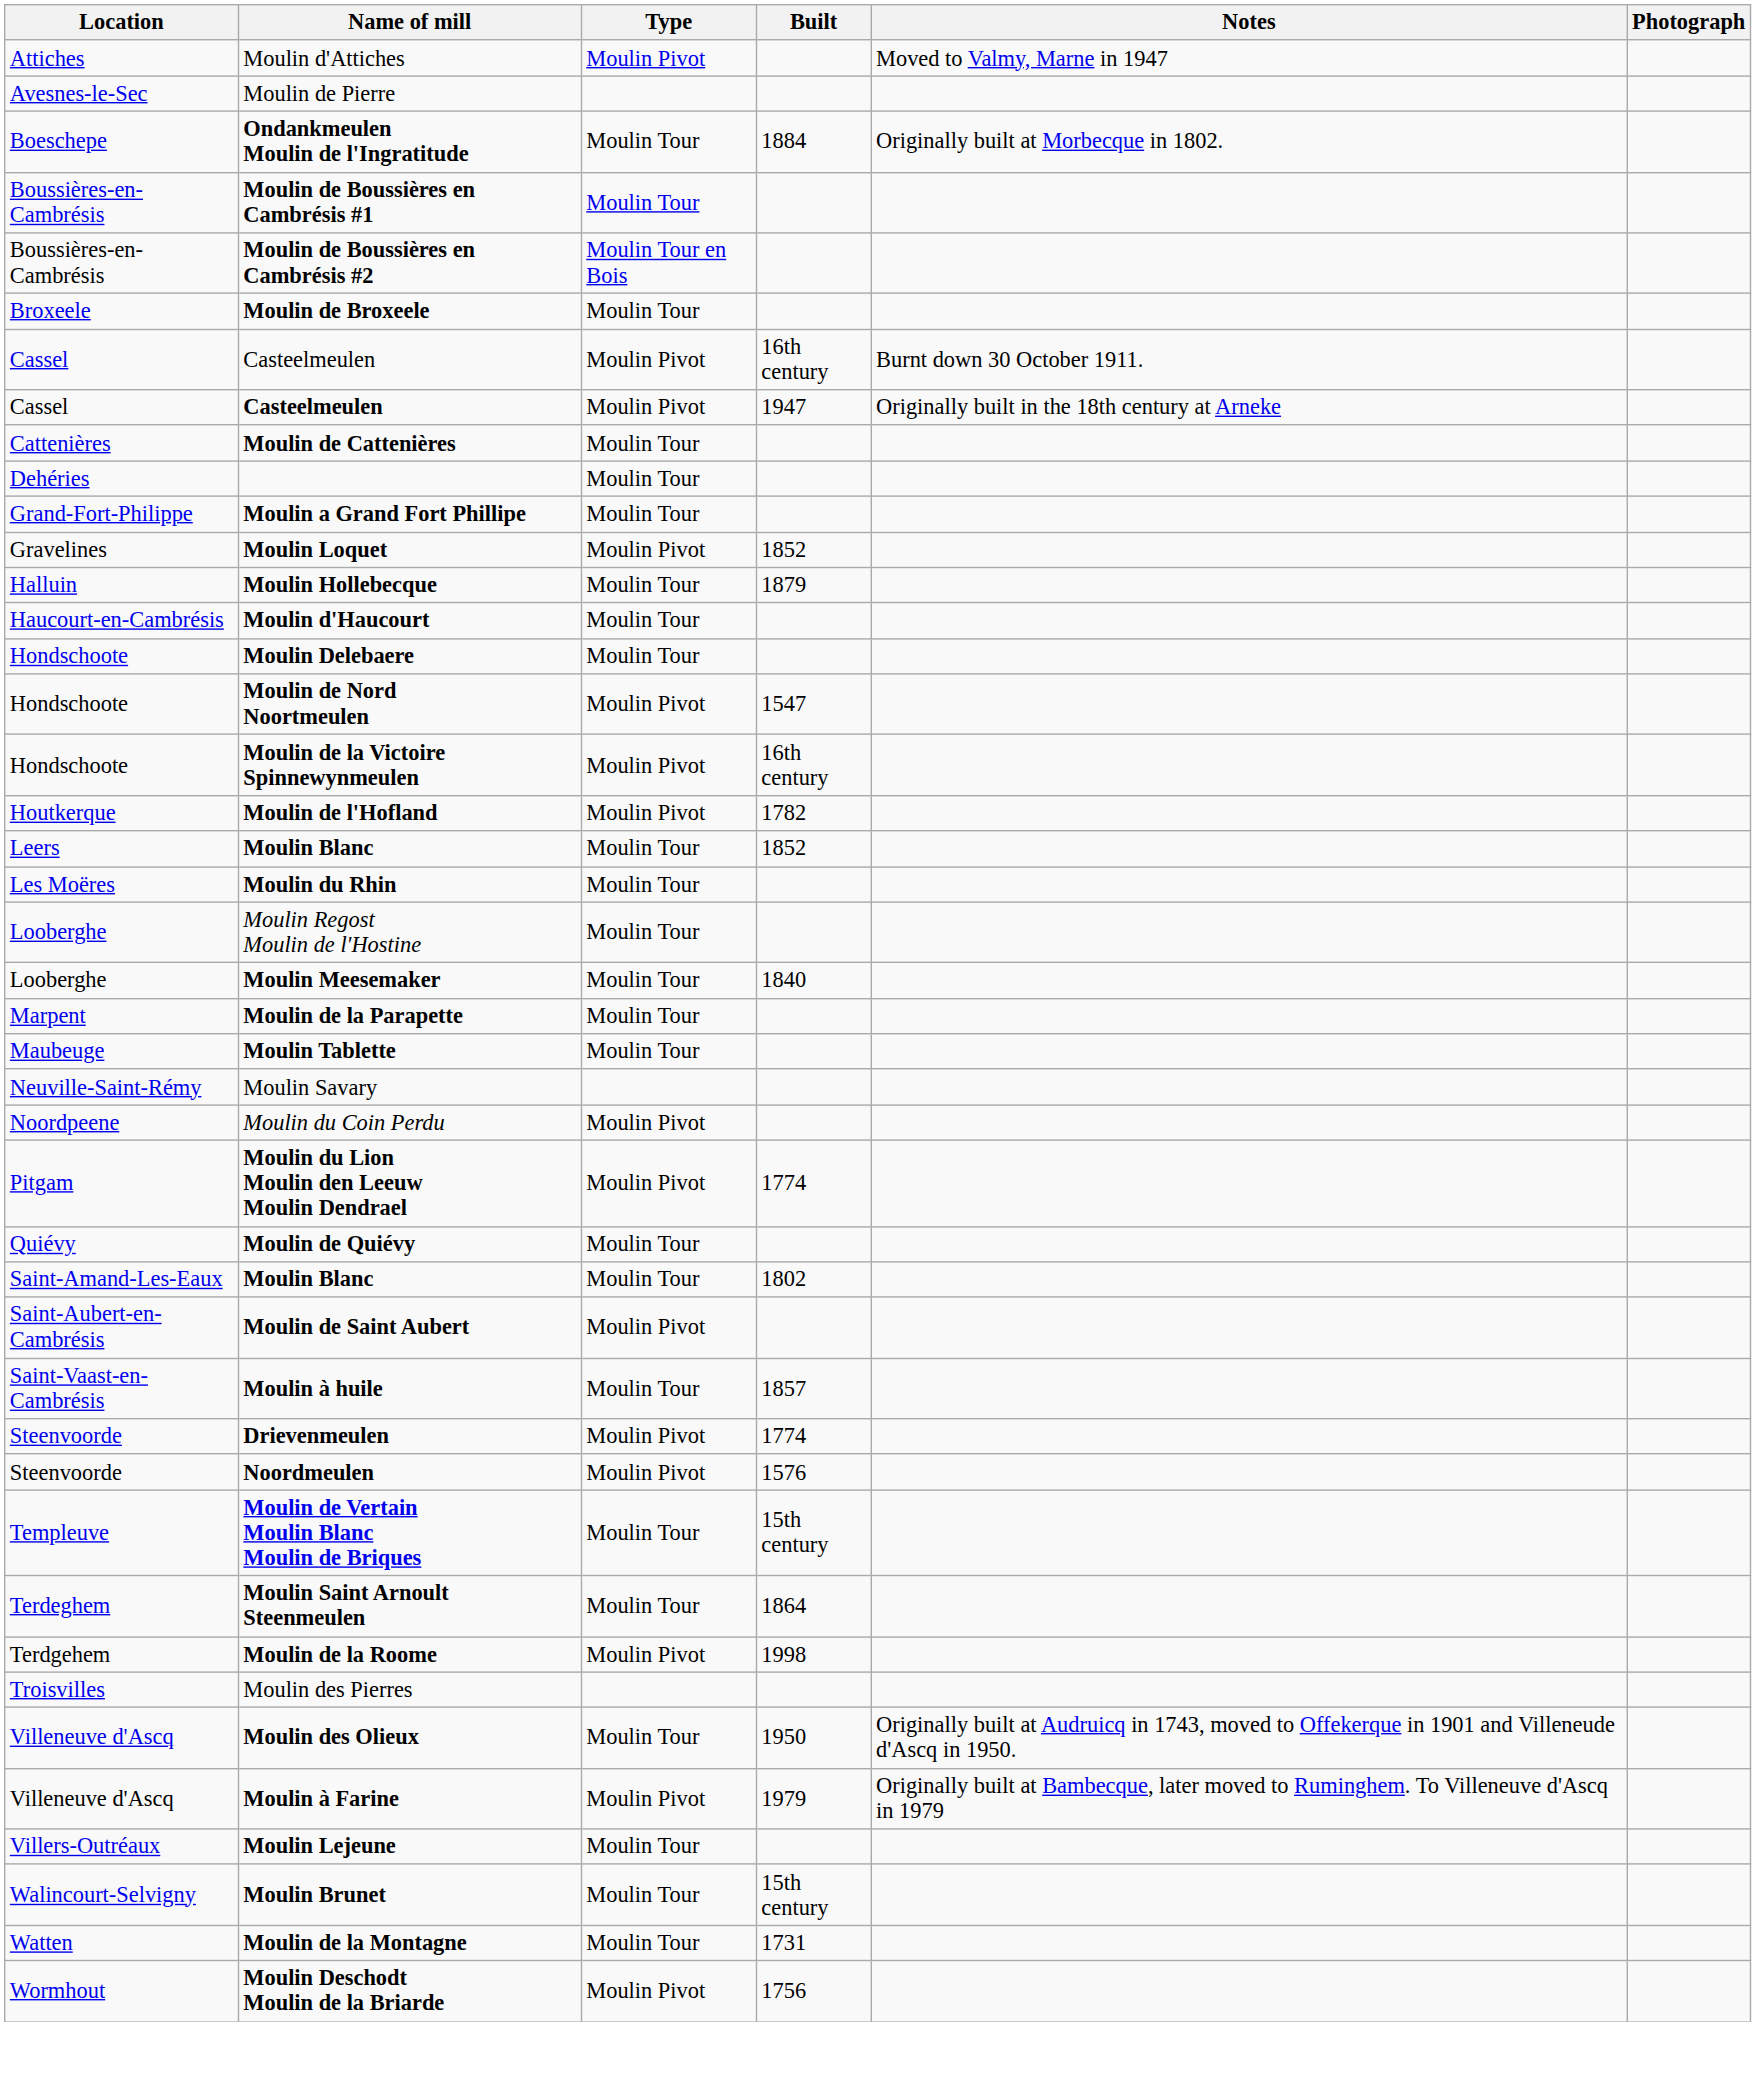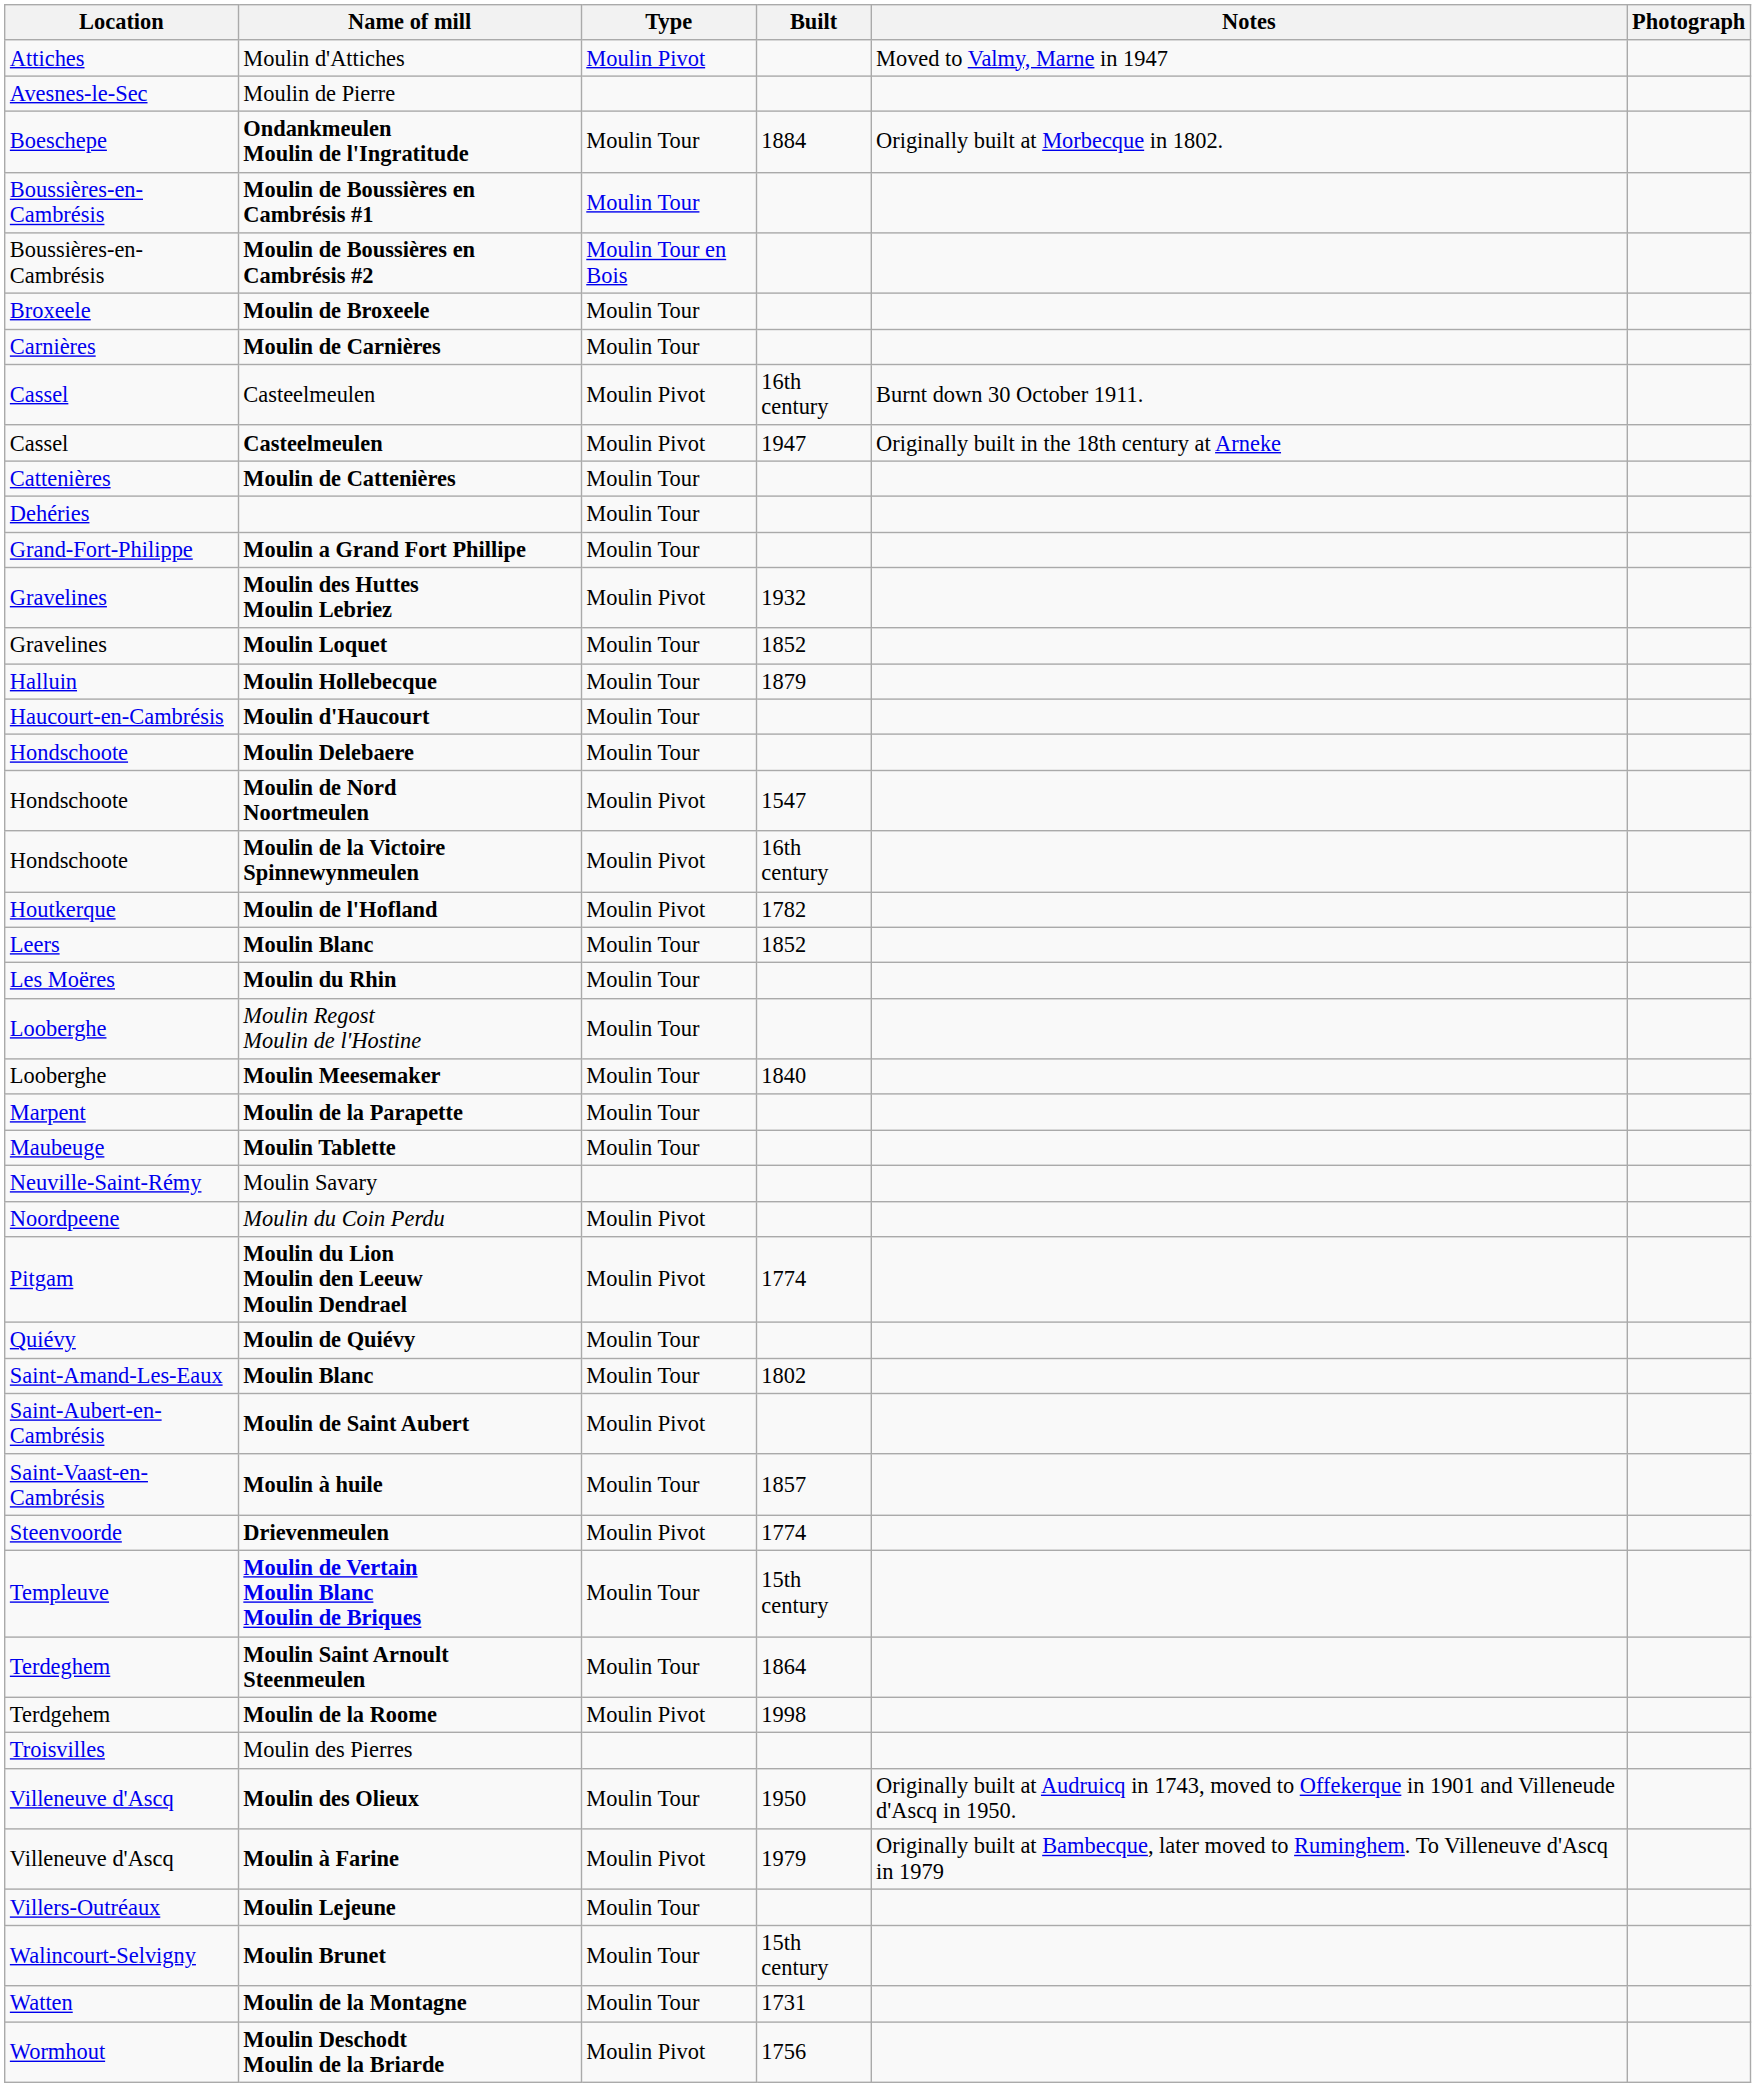+ row: (342, 346)
+ row: (331, 597)
(646, 549) Moulin Pivot -> (643, 645) Moulin Tour
- row: (309, 1471)
